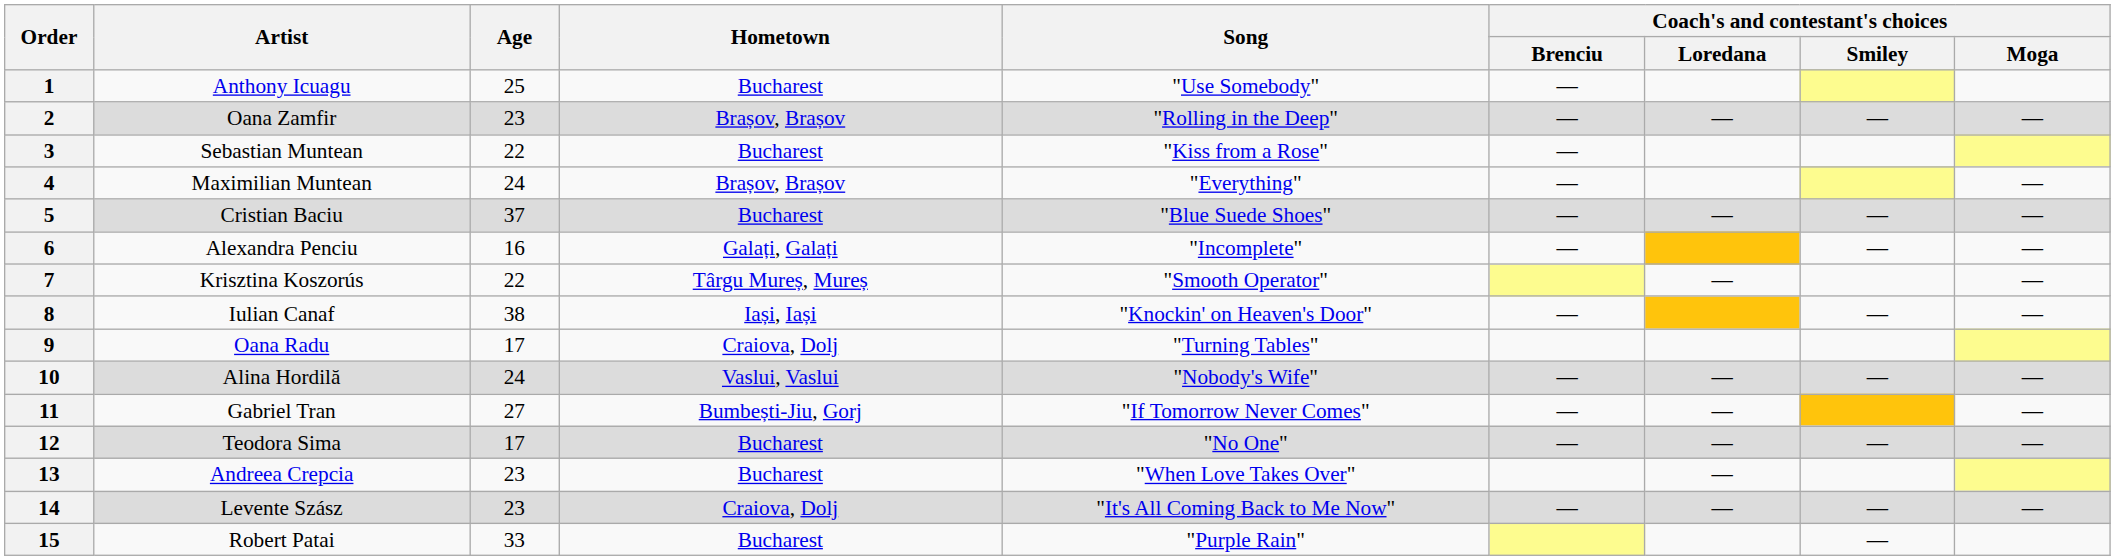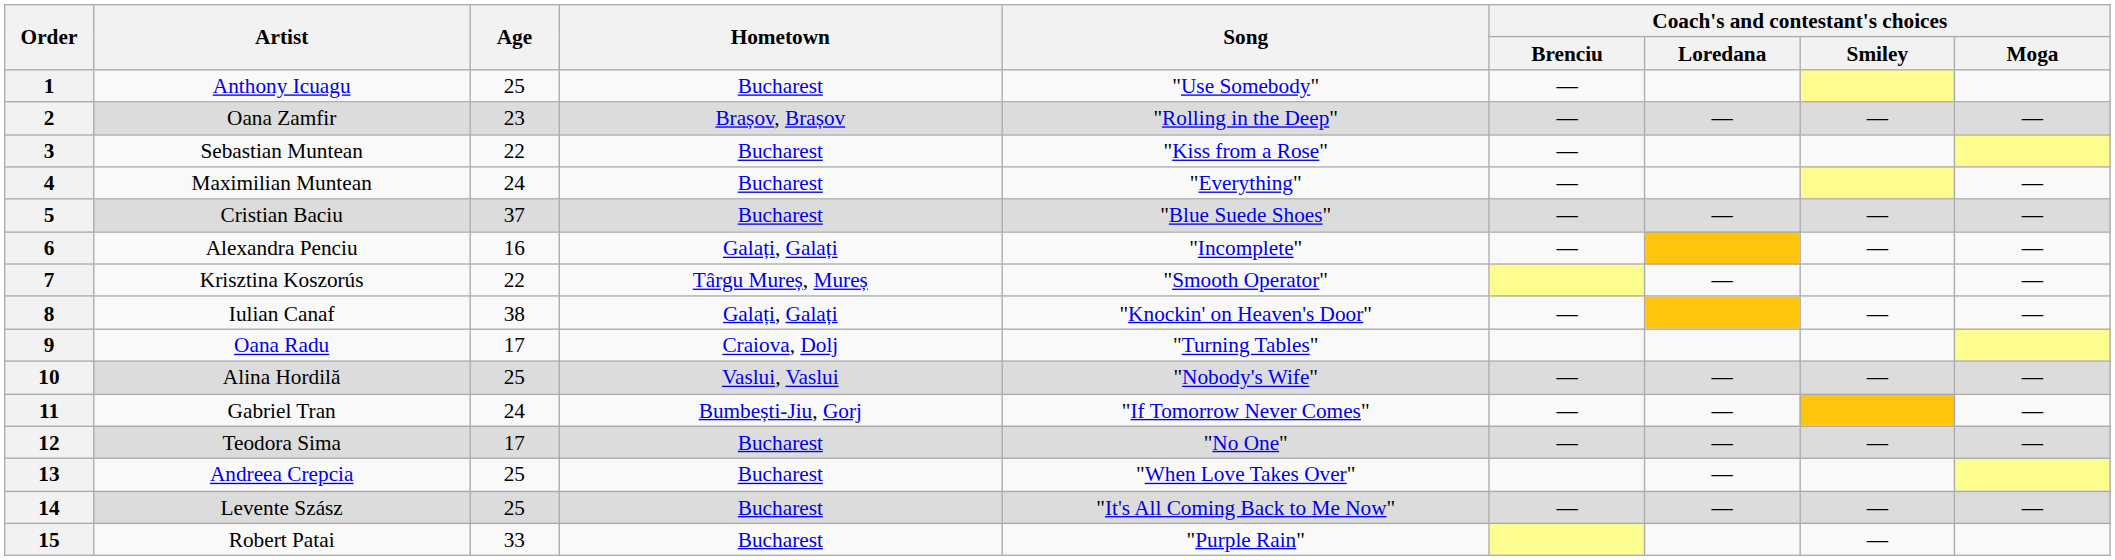(780, 183) Brașov, Brașov -> (780, 183) Bucharest
(780, 313) Iași, Iași -> (780, 313) Galați, Galați
(514, 377) 24 -> (514, 377) 25
(514, 410) 27 -> (514, 410) 24
(514, 475) 23 -> (514, 475) 25
(514, 507) 23 -> (514, 507) 25
(780, 507) Craiova, Dolj -> (780, 507) Bucharest
